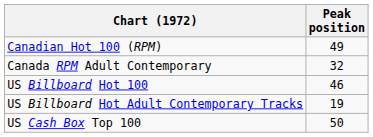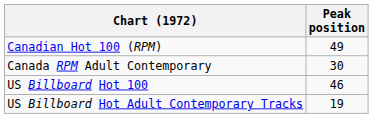(337, 66) 32 -> (337, 66) 30
- row: (74, 123)
